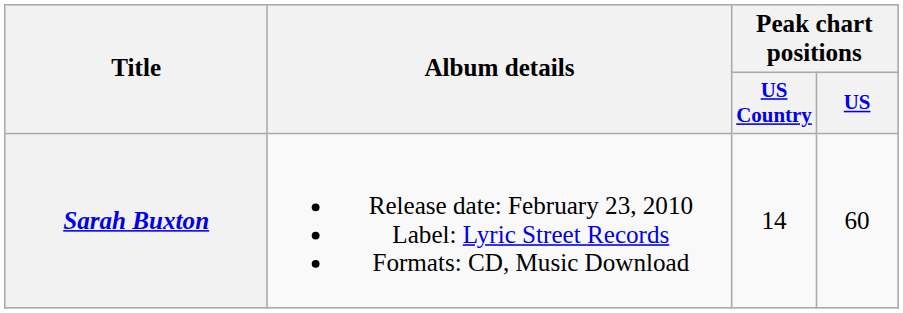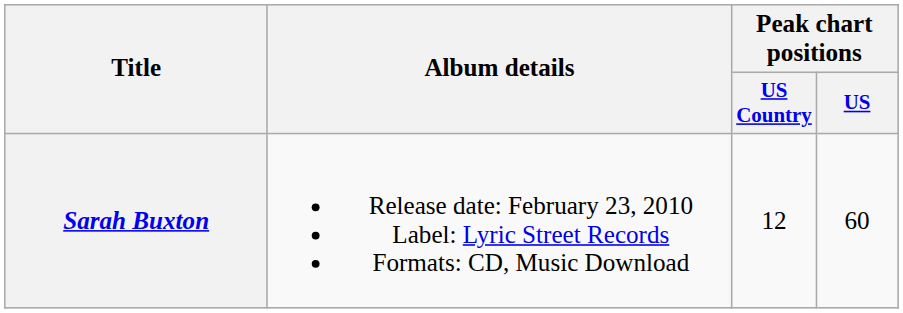(774, 220) 14 -> (774, 220) 12
